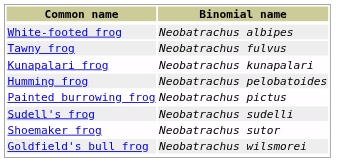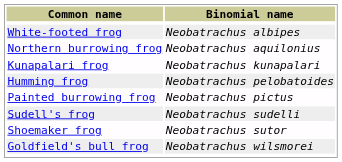+ row: (85, 48)
- row: (41, 48)
